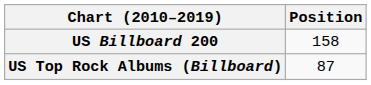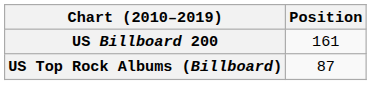(326, 42) 158 -> (326, 42) 161
